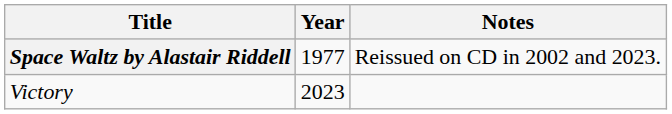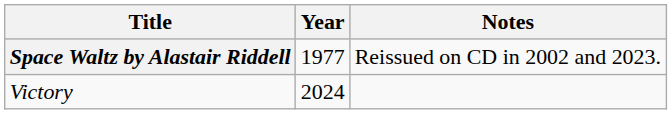(323, 91) 2023 -> (323, 91) 2024
